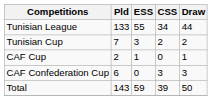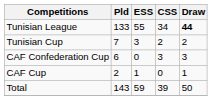(187, 27) normal -> (187, 27) bold
rows swapped: (58, 73) <-> (26, 57)
